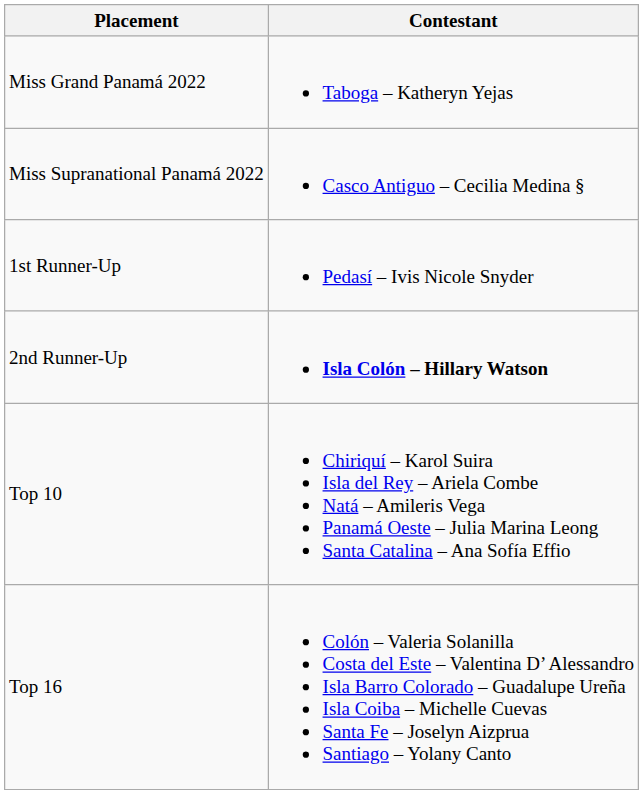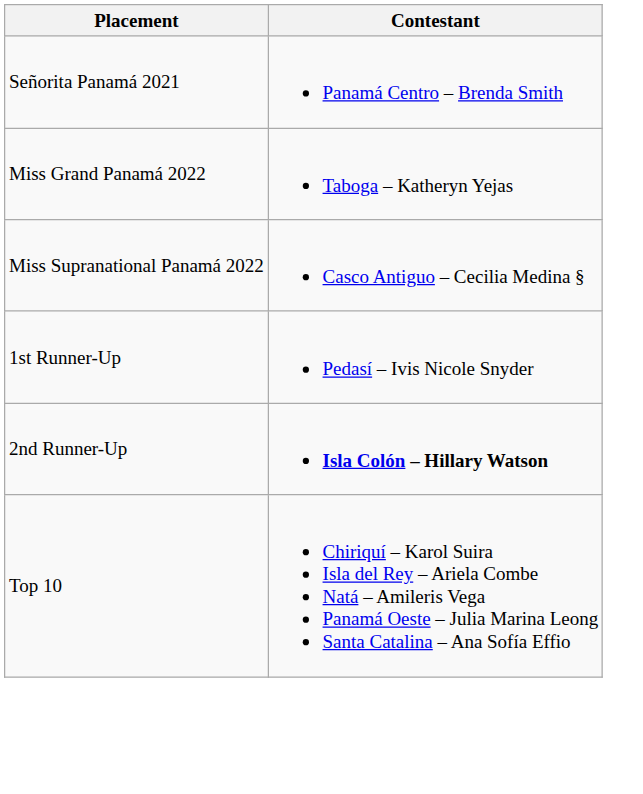+ row: (94, 81)
- row: (36, 687)
